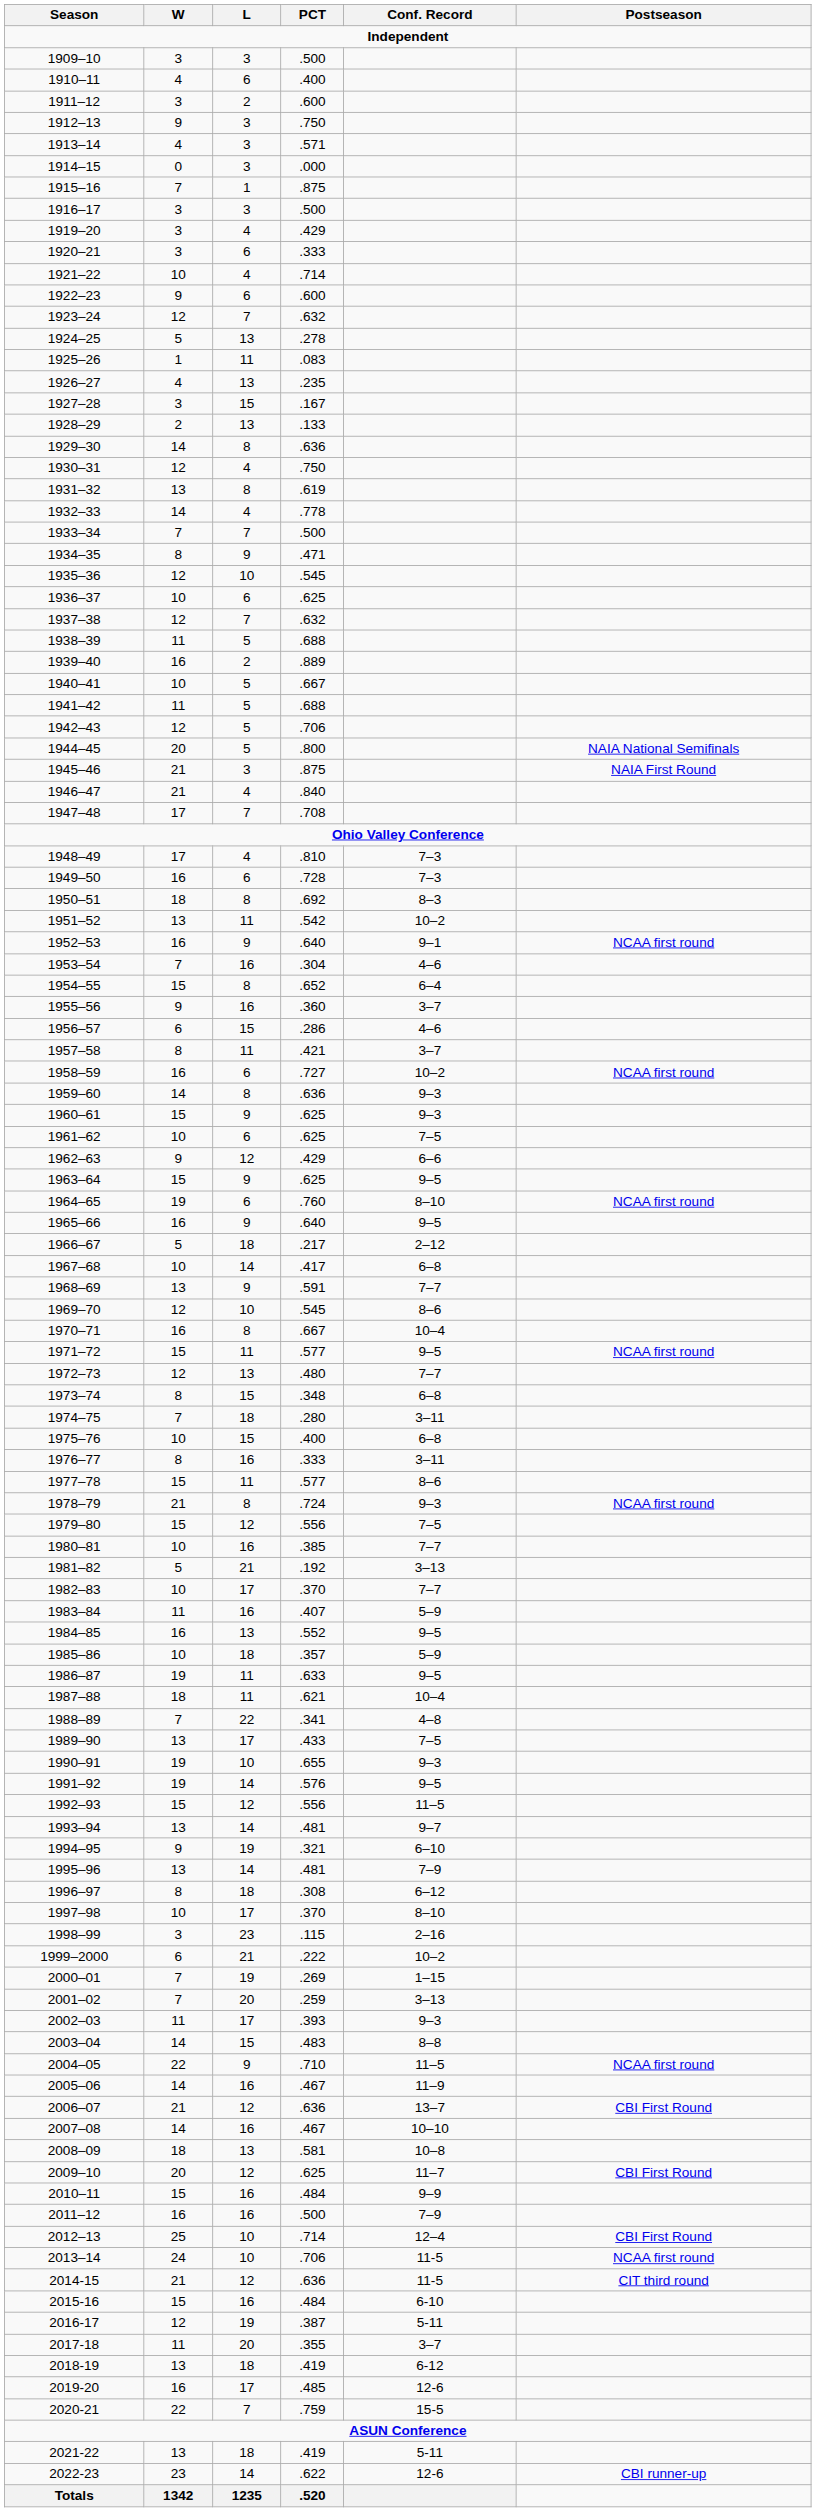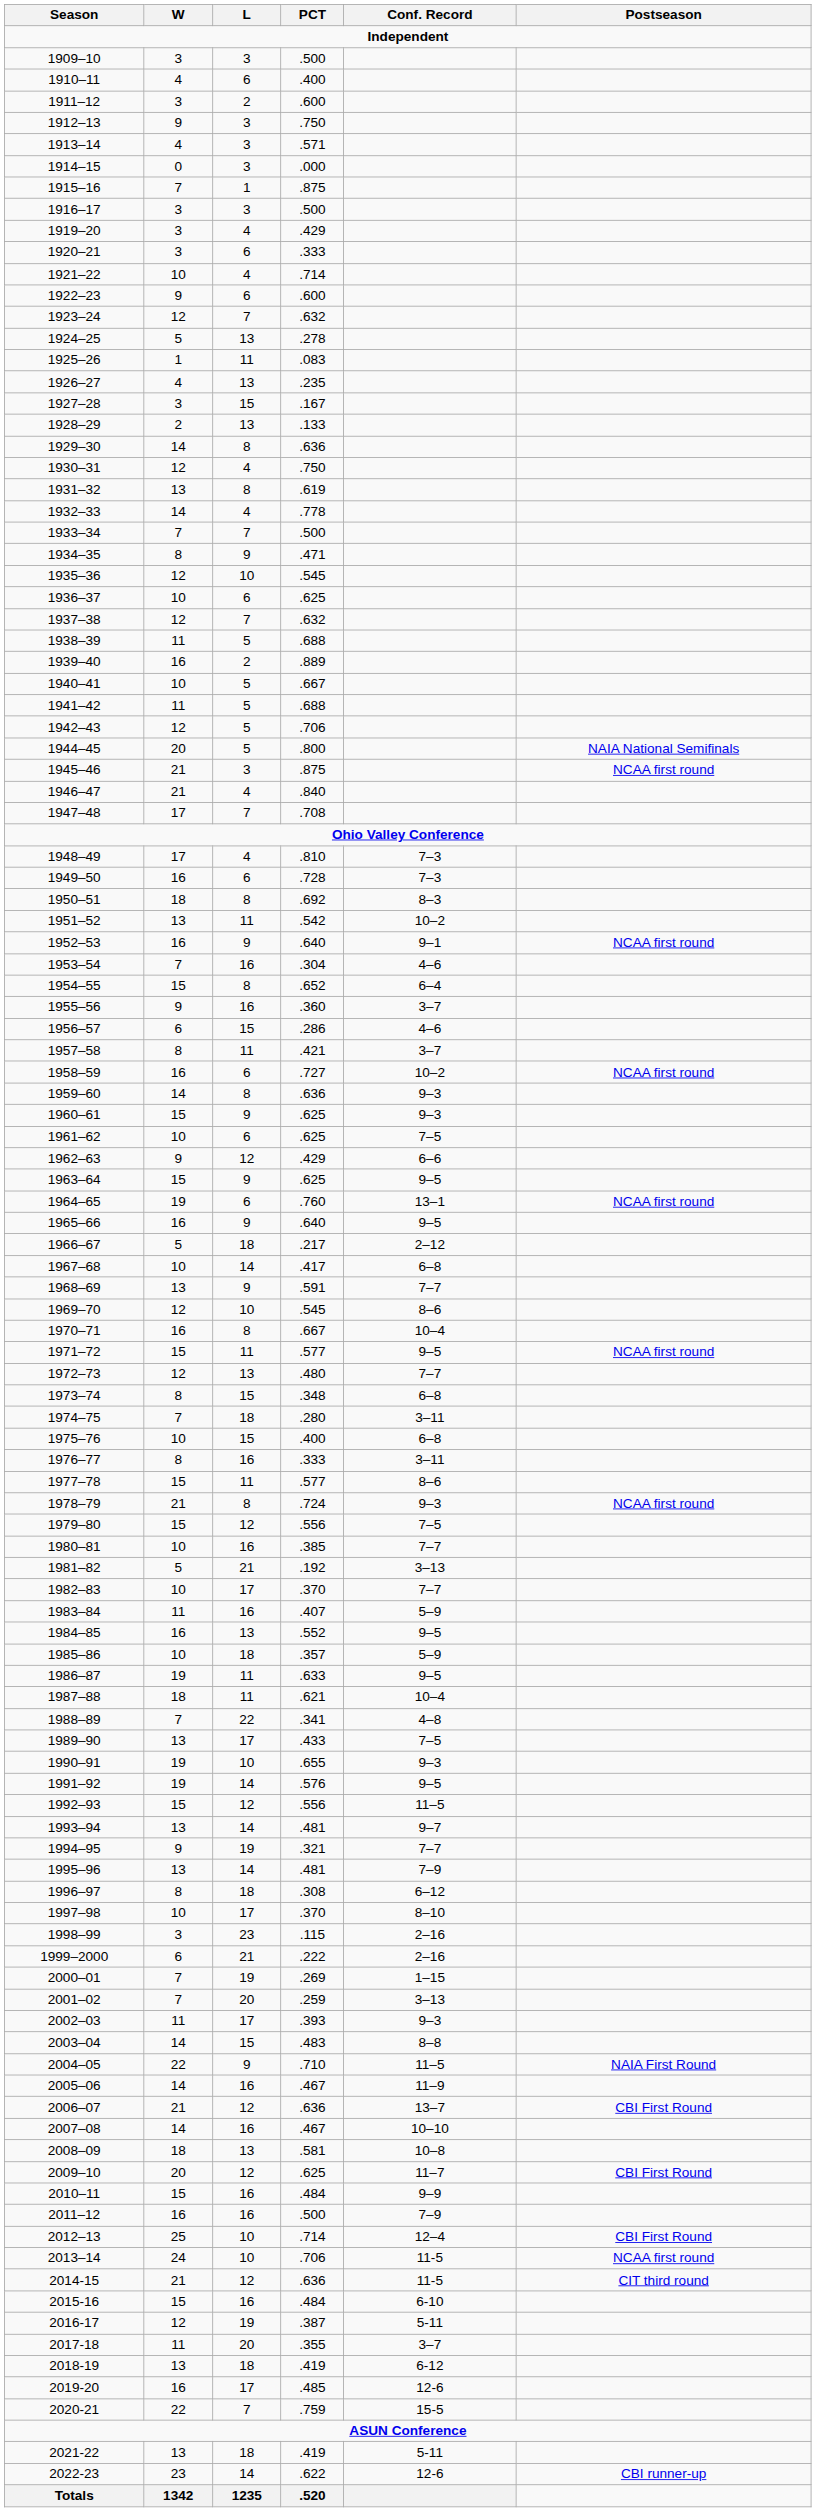(664, 770) NAIA First Round -> (664, 770) NCAA first round
(430, 1201) 8–10 -> (430, 1201) 13–1
(430, 1848) 6–10 -> (430, 1848) 7–7
(430, 1956) 10–2 -> (430, 1956) 2–16
(664, 2064) NCAA first round -> (664, 2064) NAIA First Round
